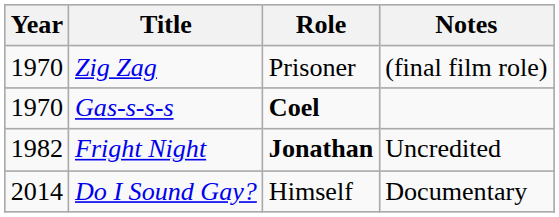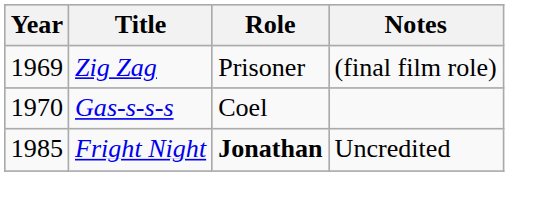(37, 66) 1970 -> (37, 66) 1969
(294, 107) bold -> (243, 107) normal
(37, 149) 1982 -> (37, 149) 1985
- row: (166, 190)
